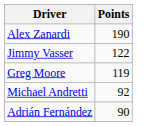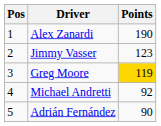+ column: (16, 14)
(121, 53) 122 -> (144, 53) 123
(121, 73) no background -> (144, 73) gold background
